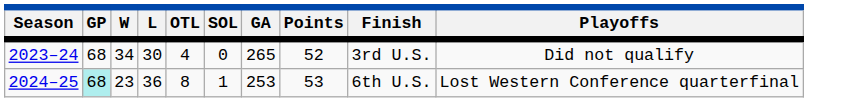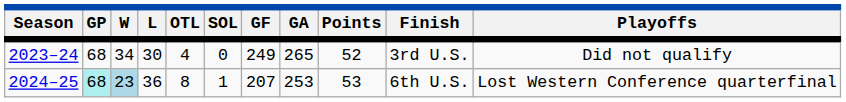+ column: (261, 23)
(124, 83) no background -> (124, 83) lightblue background
